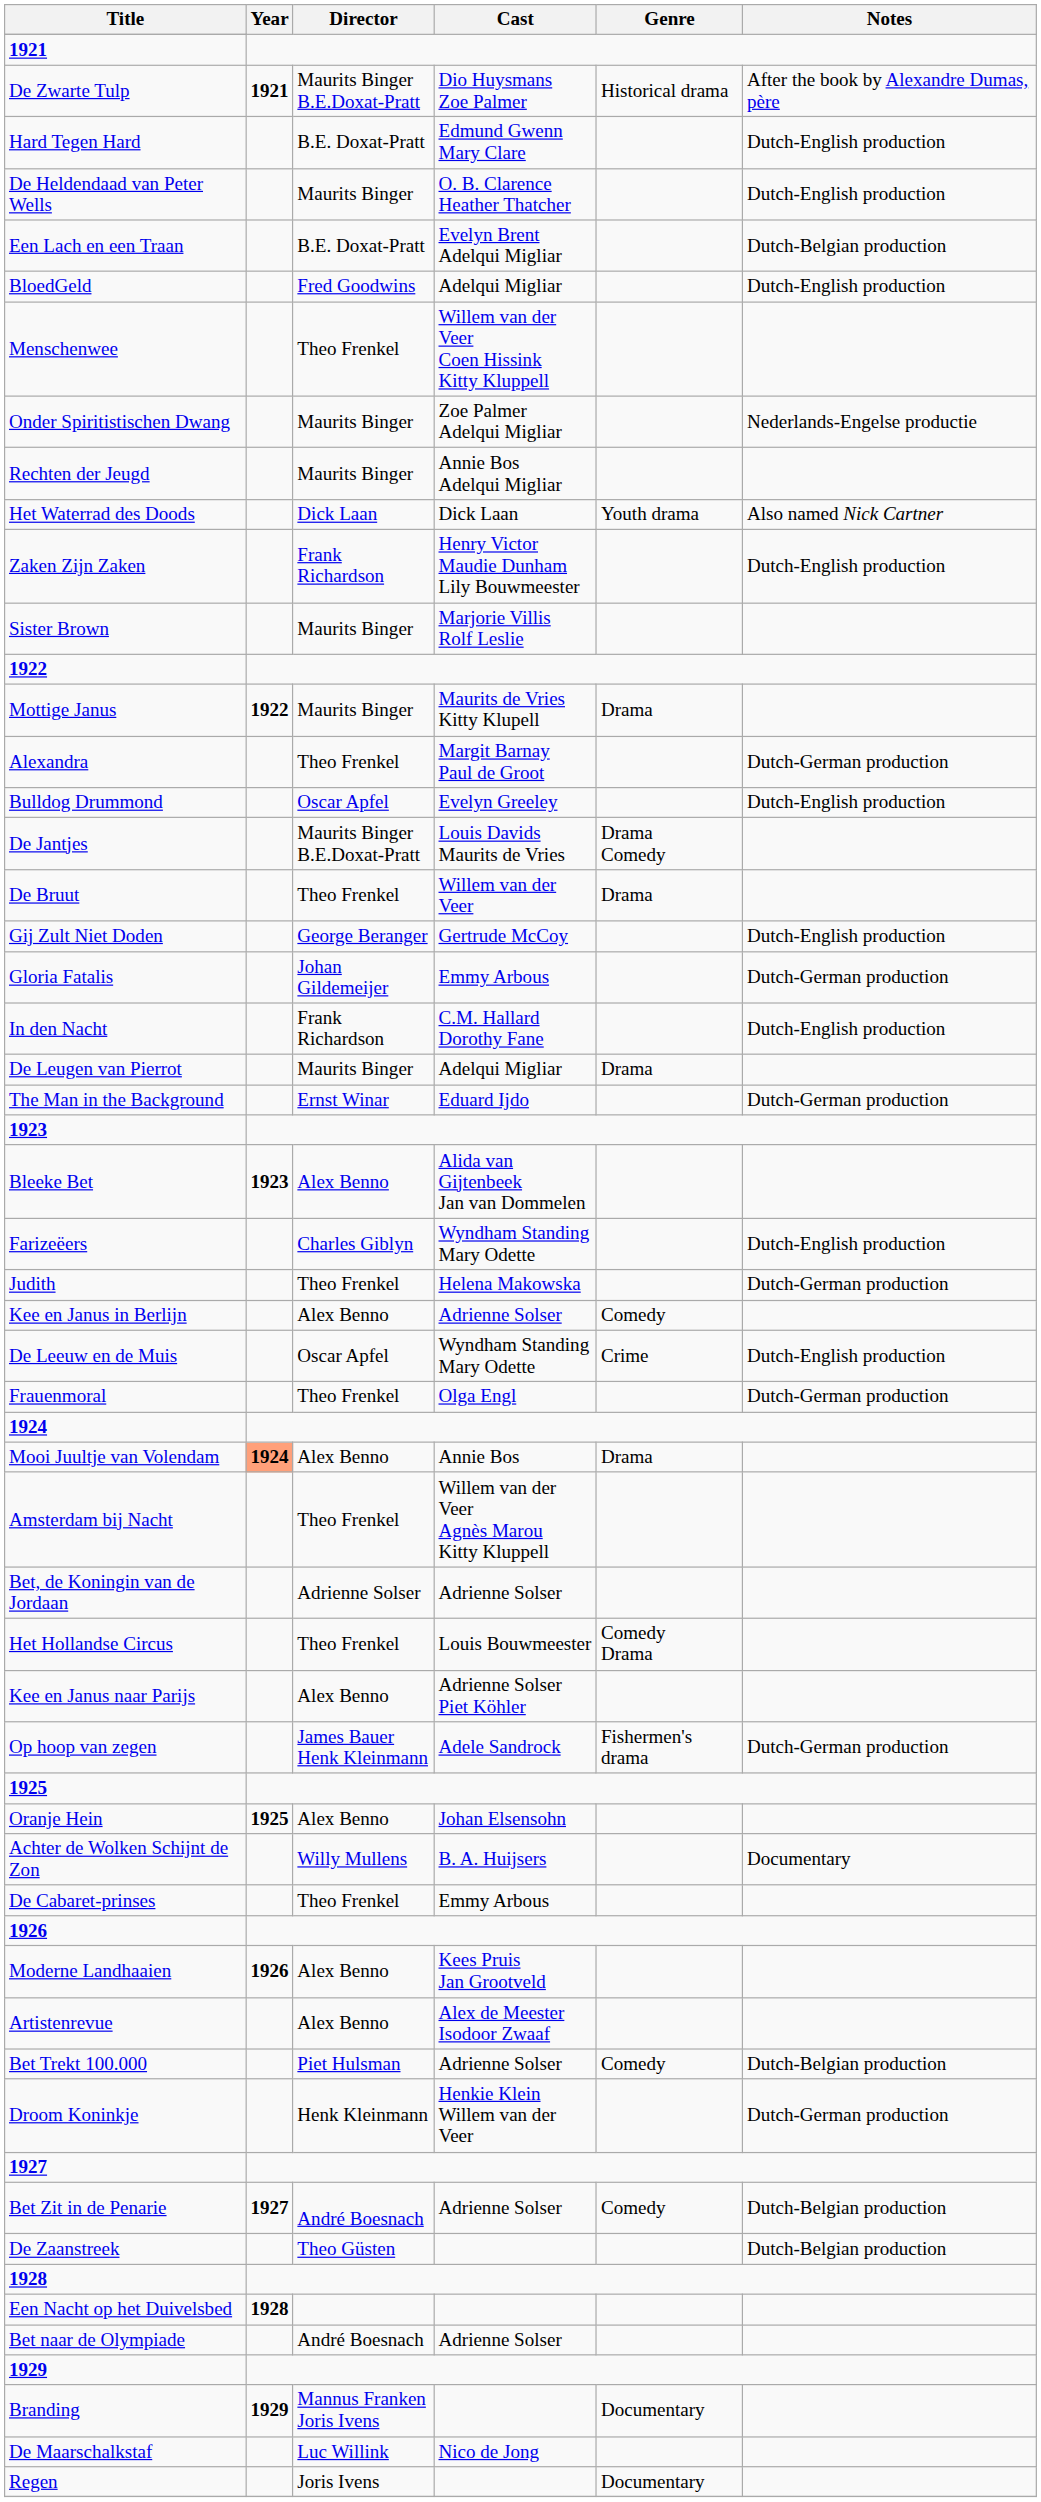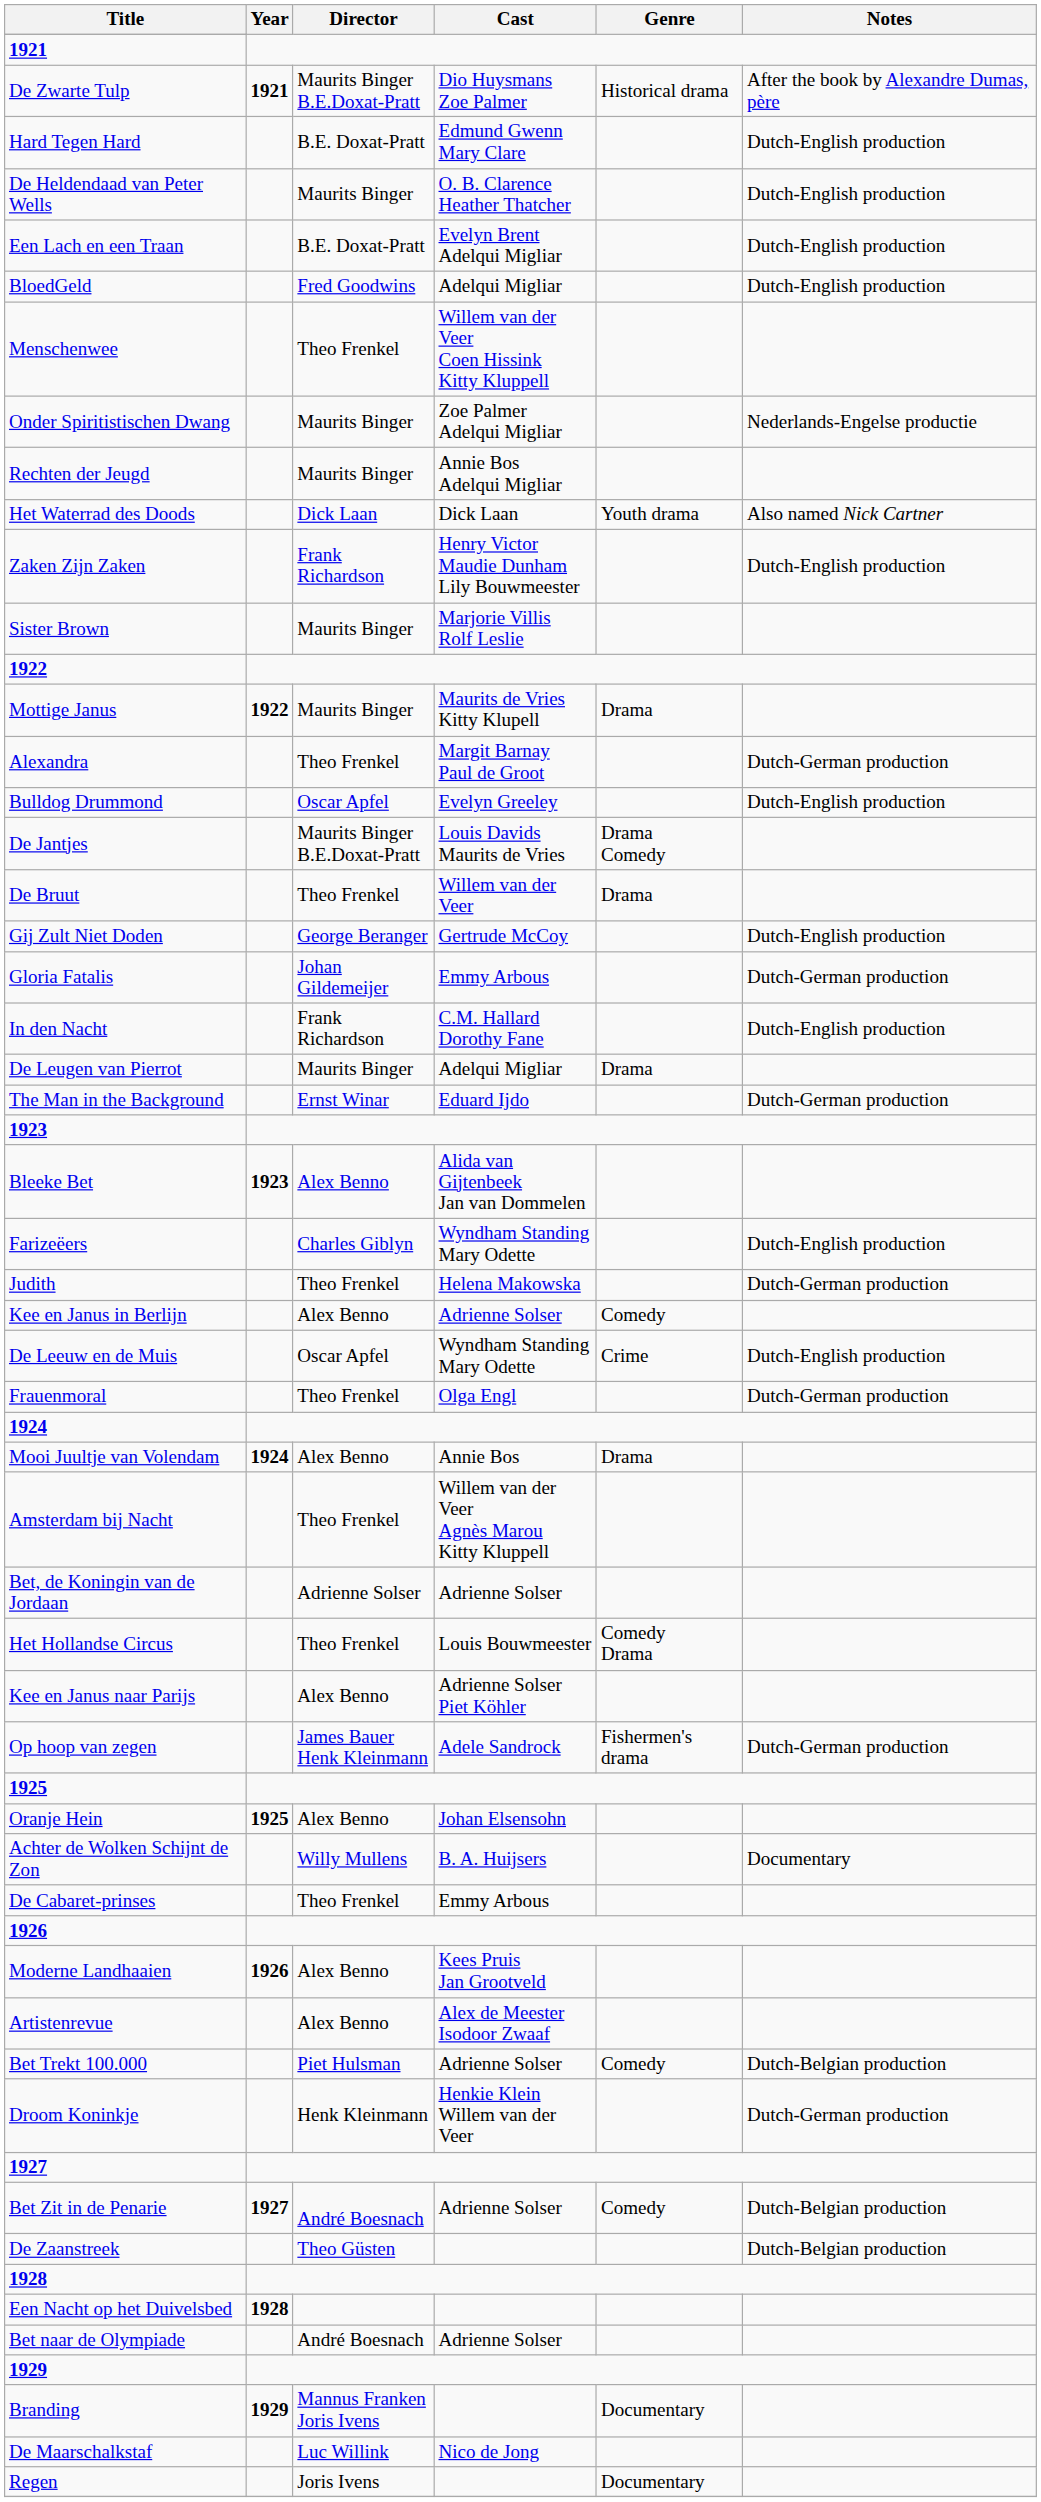(847, 245) Dutch-Belgian production -> (846, 245) Dutch-English production
(270, 1457) lightsalmon background -> (270, 1457) no background
